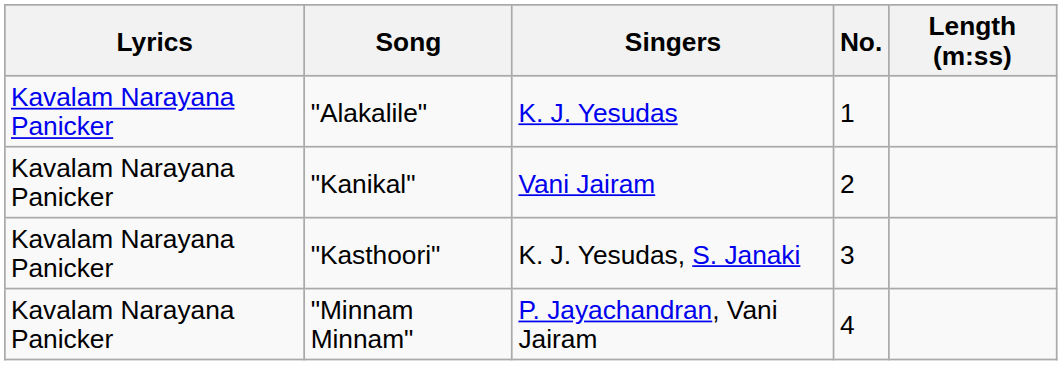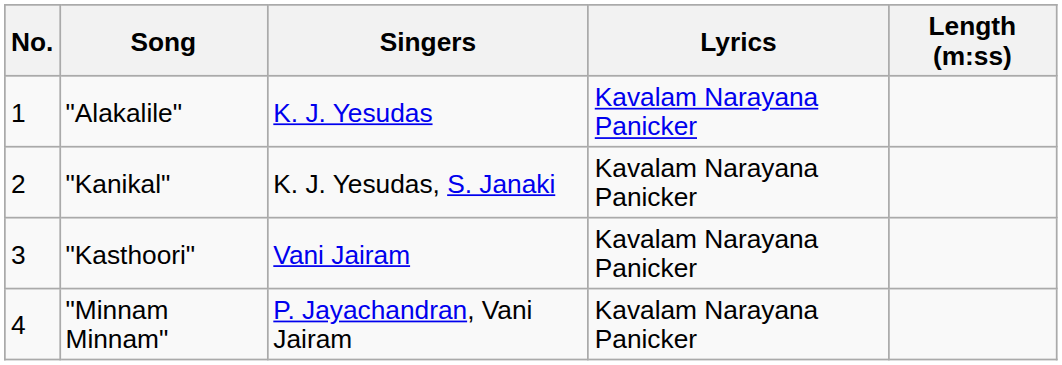columns swapped: (861, 41) <-> (155, 41)
(587, 183) Vani Jairam -> (414, 183) K. J. Yesudas, S. Janaki
(659, 254) K. J. Yesudas, S. Janaki -> (342, 254) Vani Jairam
